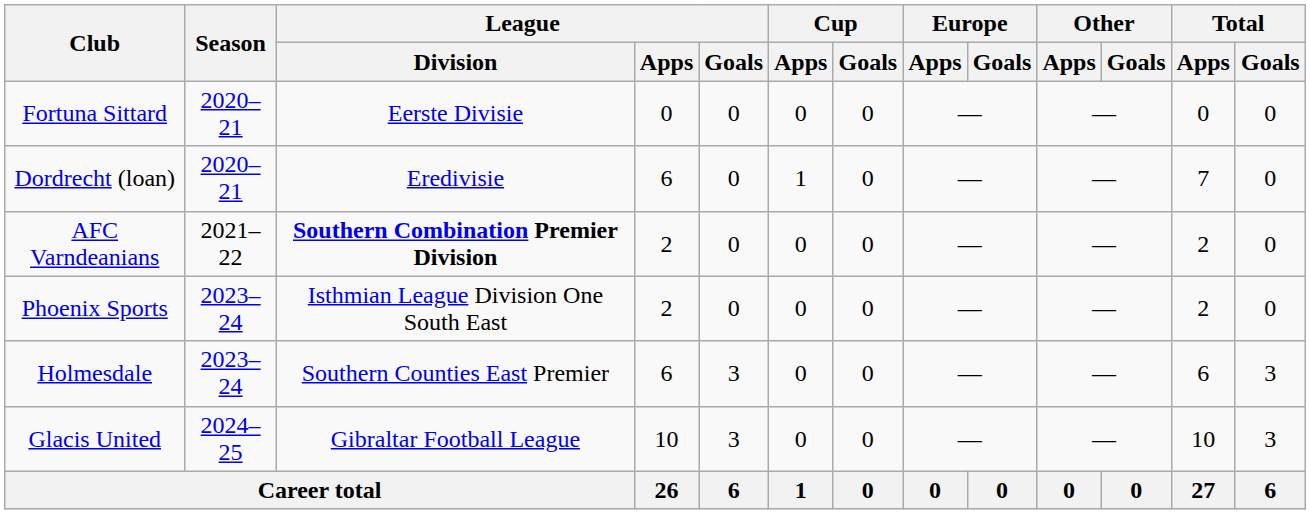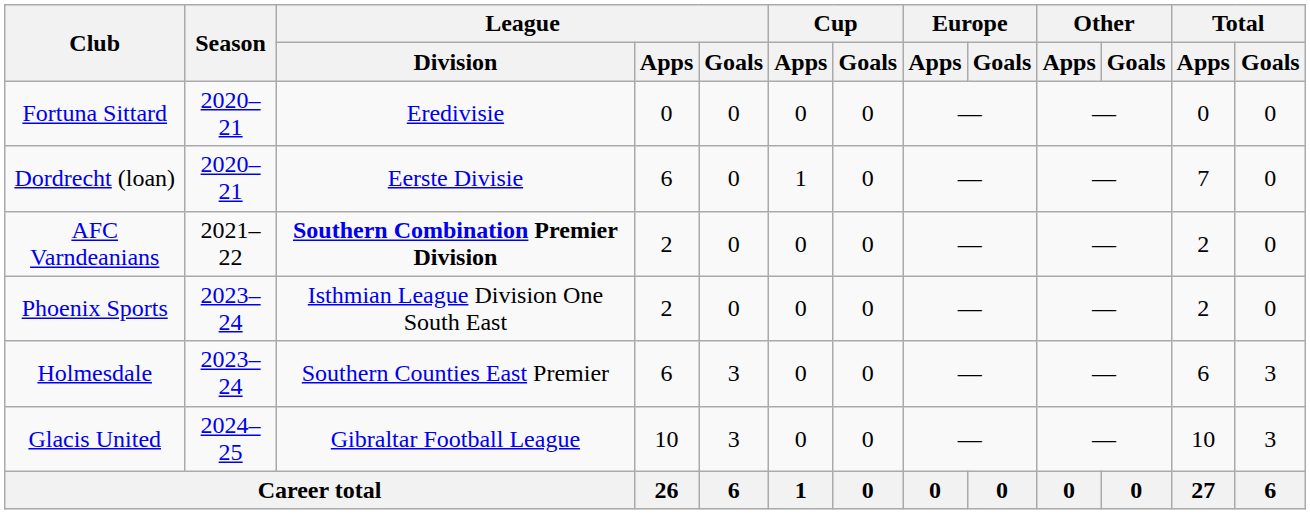(455, 113) Eerste Divisie -> (455, 113) Eredivisie
(455, 178) Eredivisie -> (455, 178) Eerste Divisie
